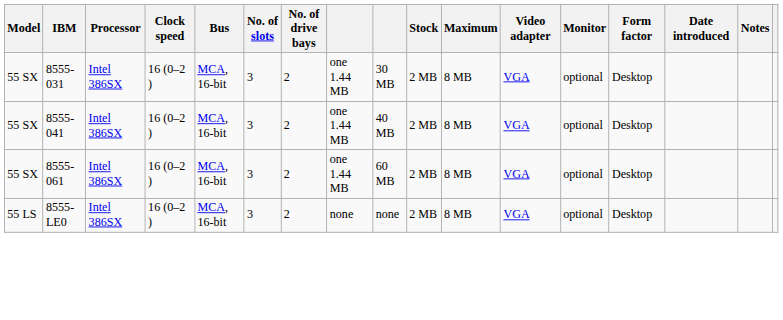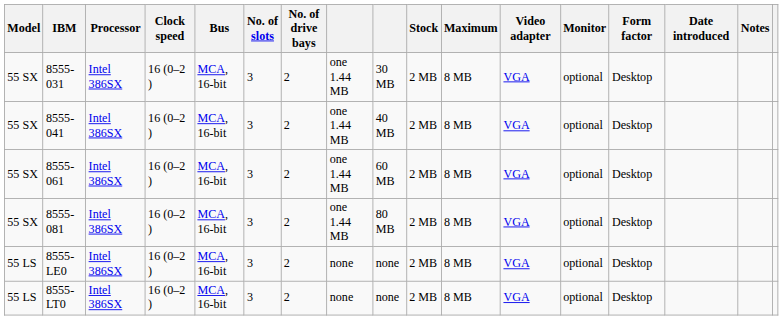+ row: (60, 222)
+ row: (60, 297)
